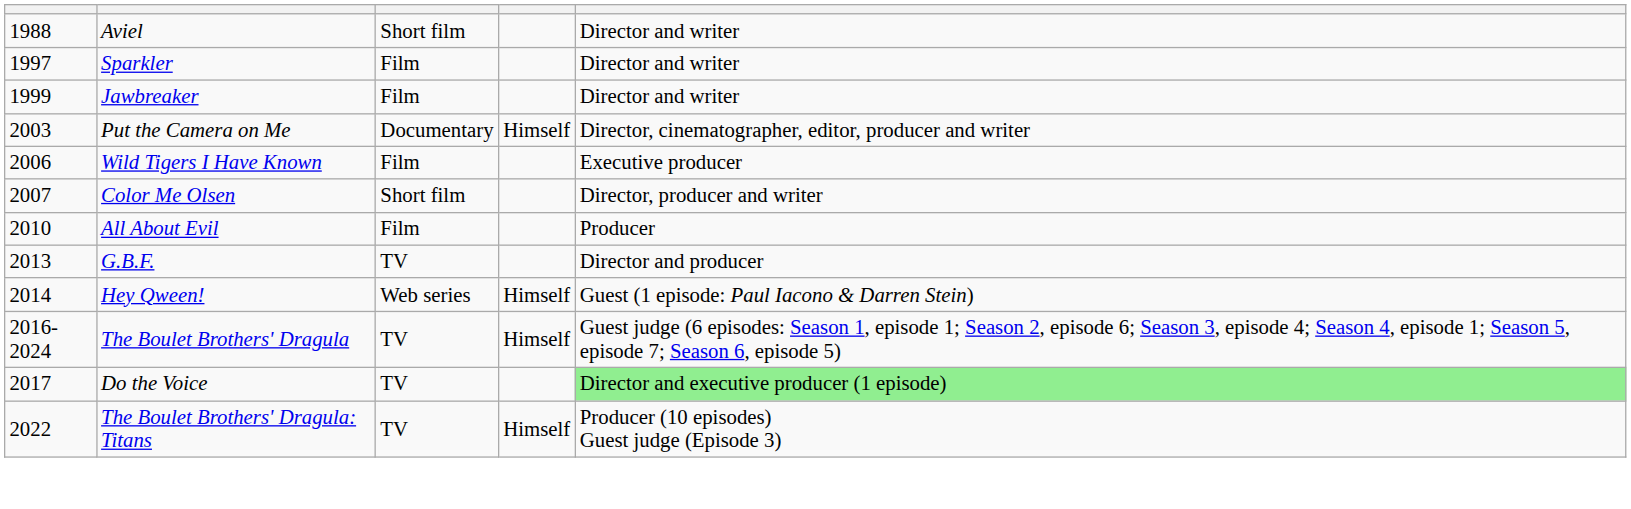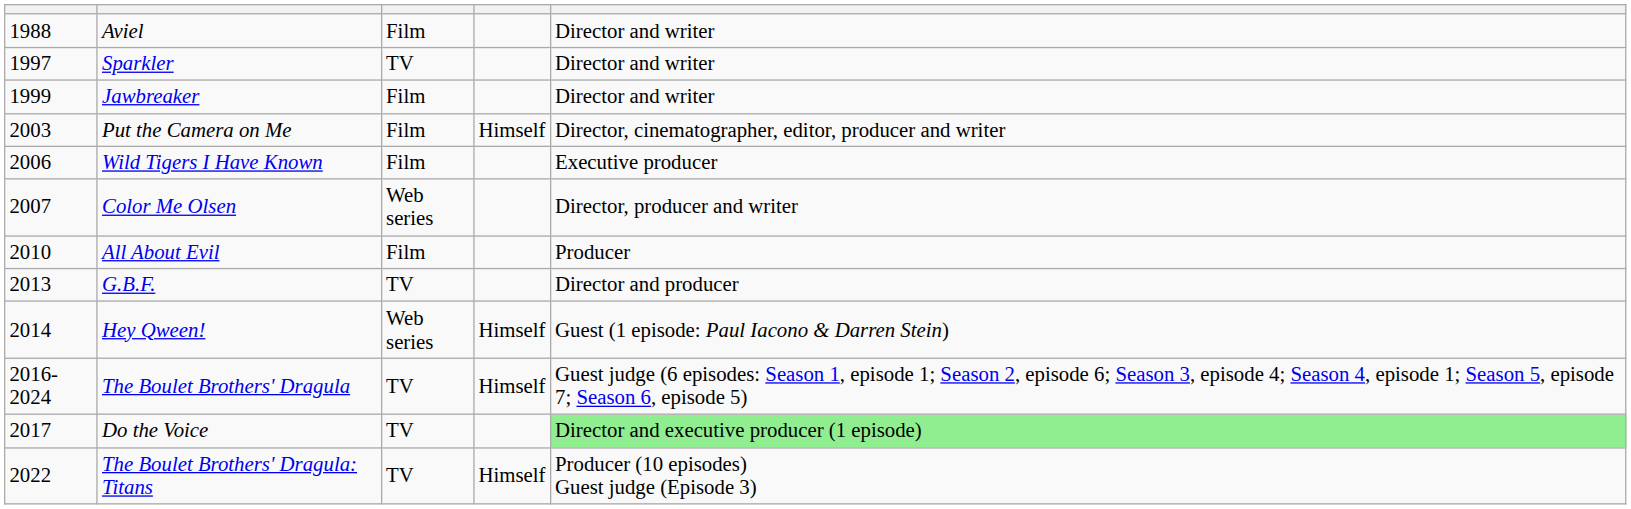(423, 30) Short film -> (406, 30) Film
(400, 63) Film -> (400, 63) TV
(437, 129) Documentary -> (406, 129) Film
(423, 195) Short film -> (410, 207) Web series
